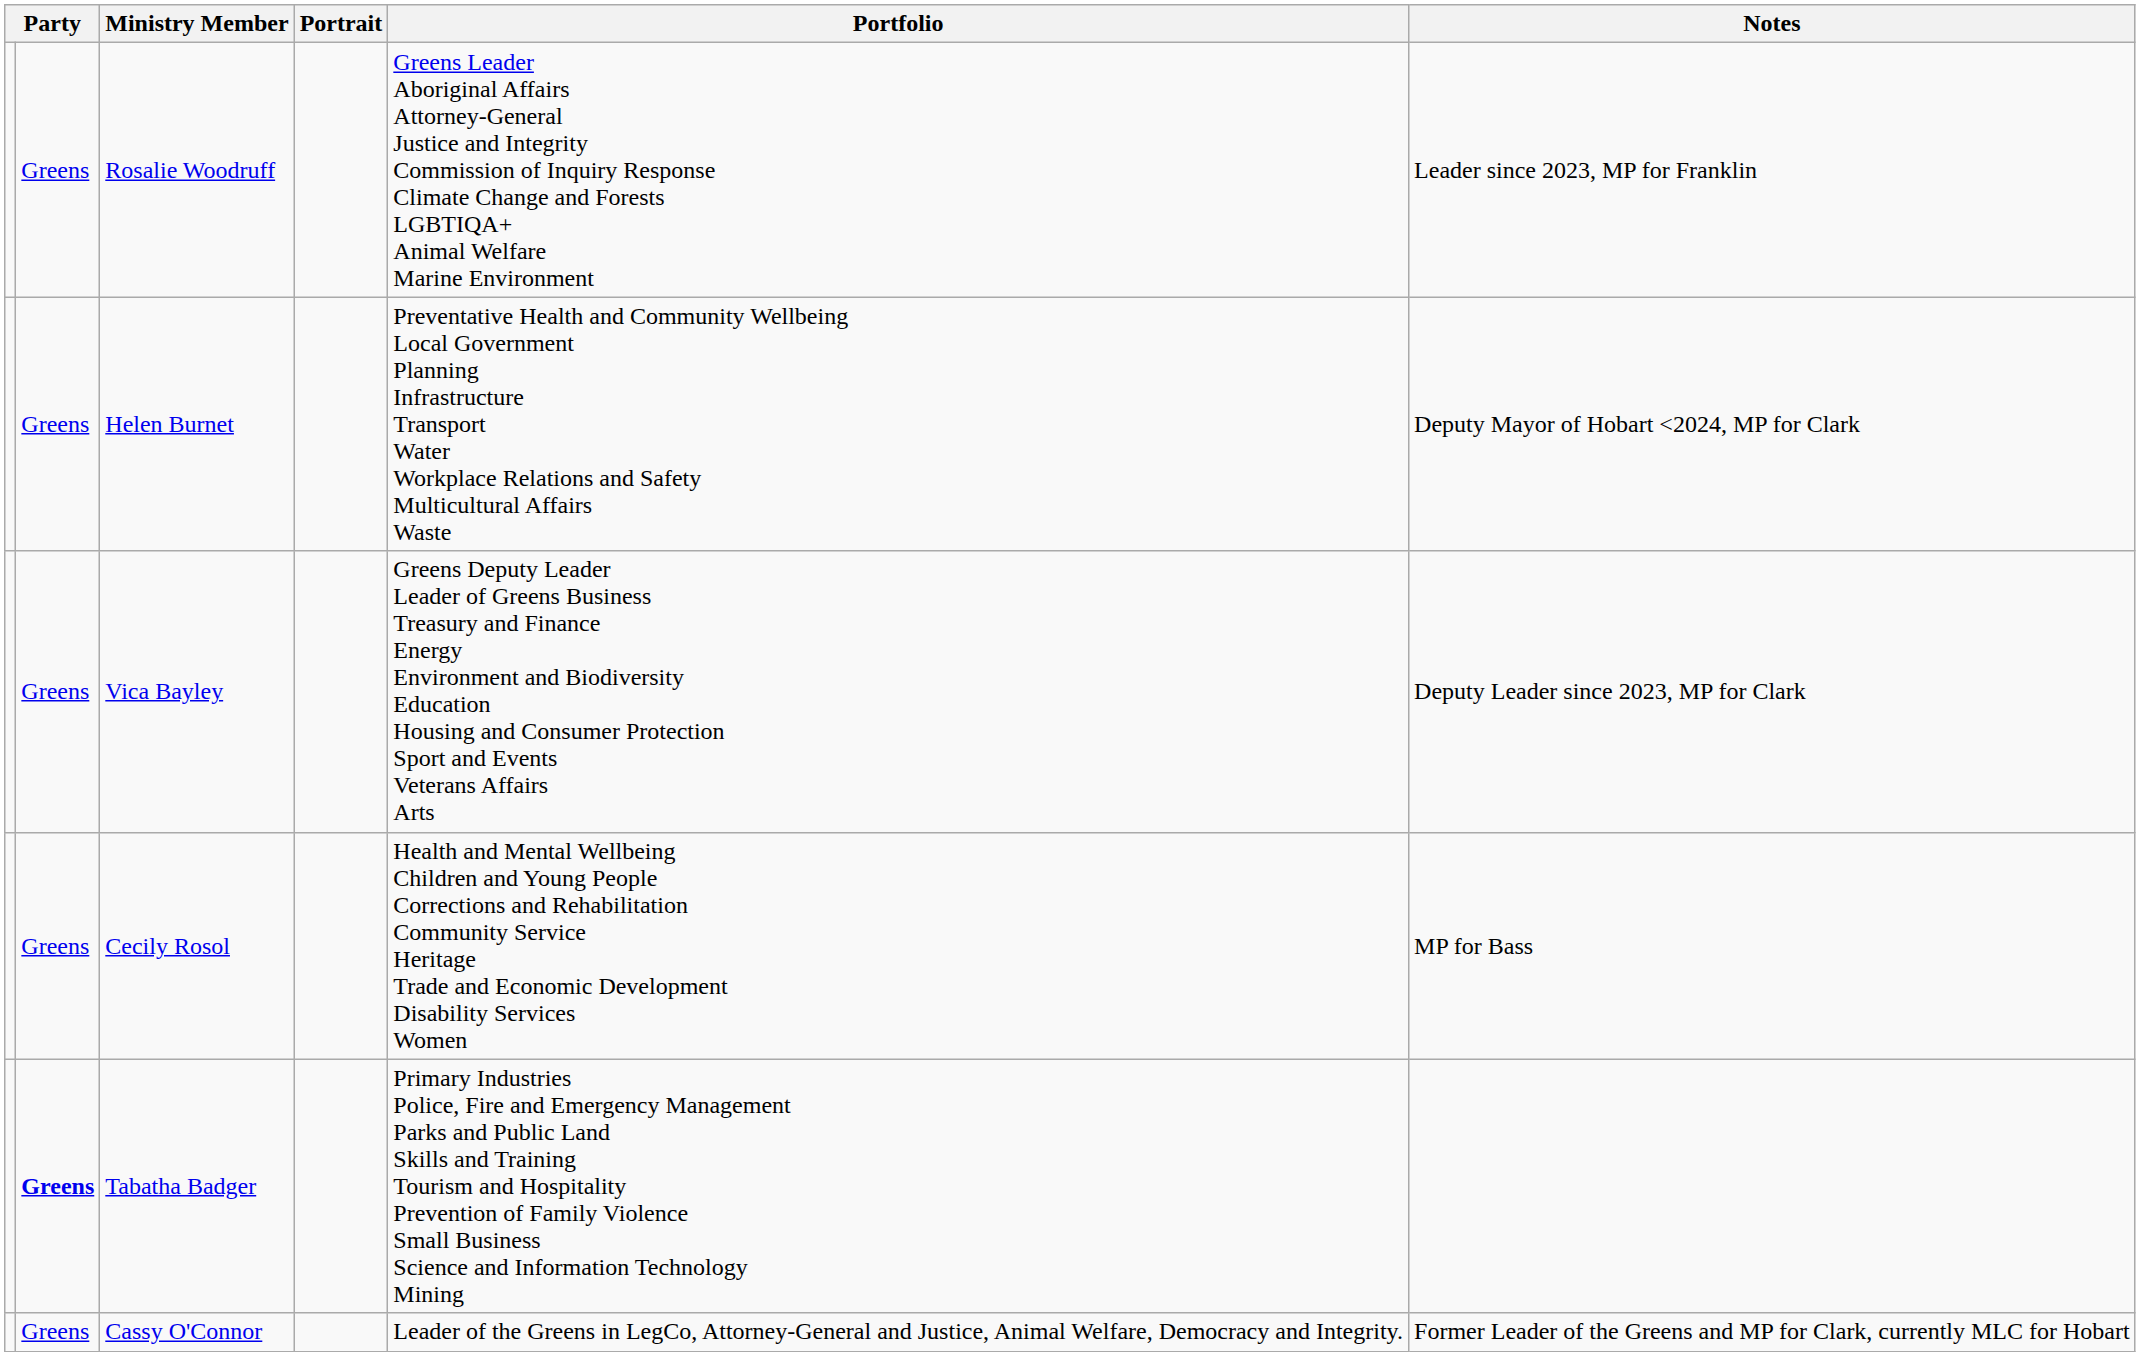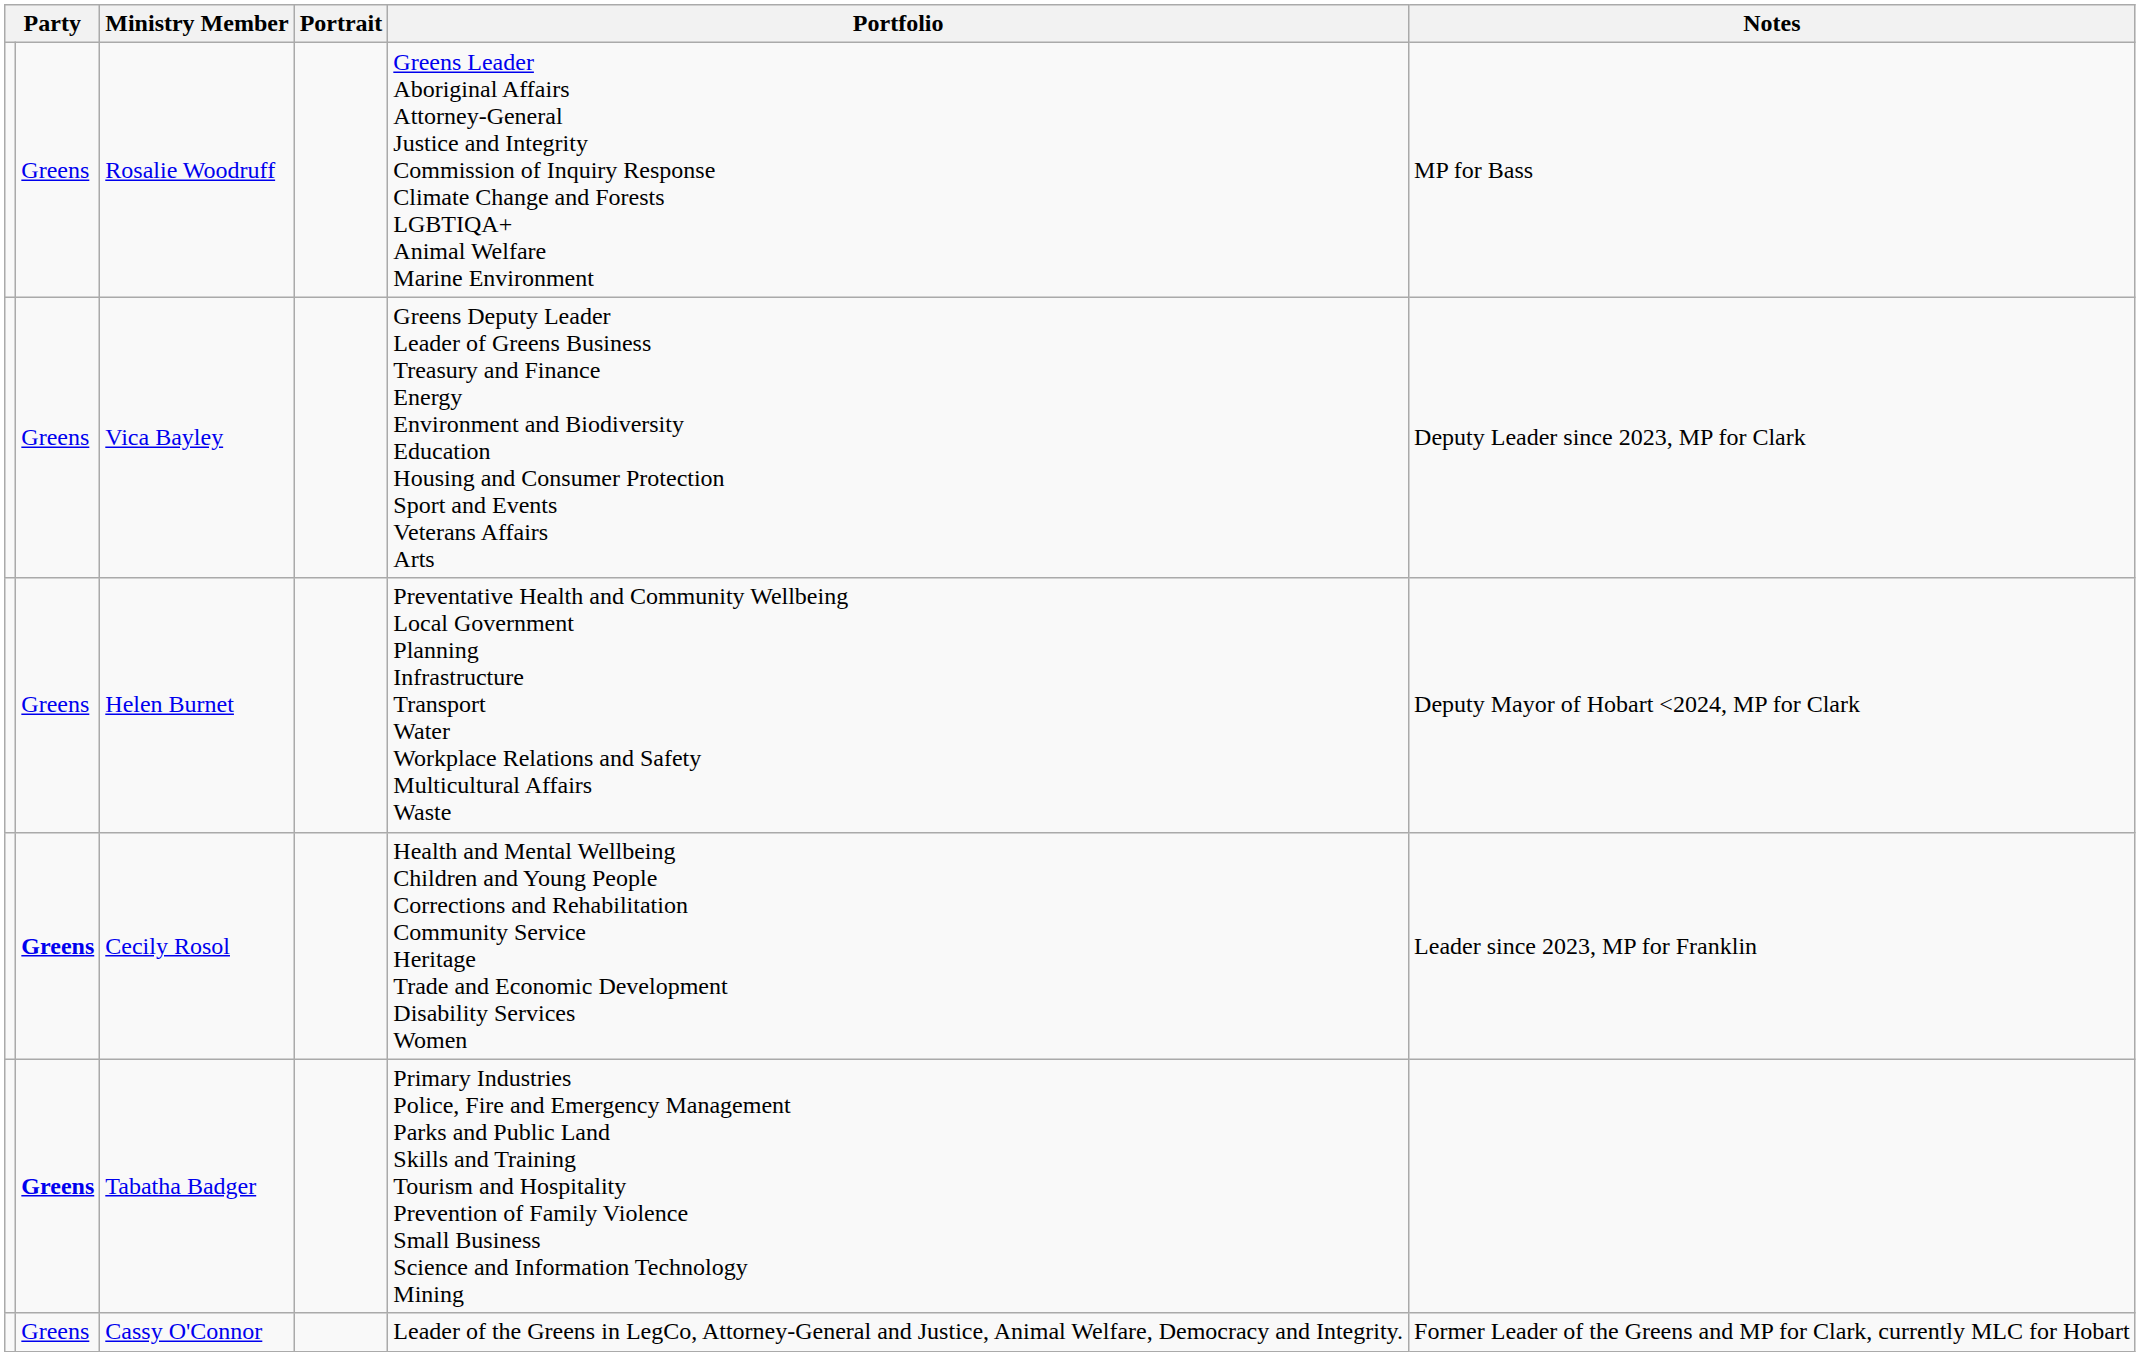(1586, 169) Leader since 2023, MP for Franklin -> (1474, 169) MP for Bass
rows swapped: (164, 691) <-> (170, 423)
(55, 945) normal -> (58, 945) bold
(1474, 945) MP for Bass -> (1586, 945) Leader since 2023, MP for Franklin
